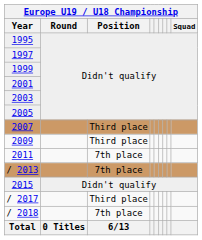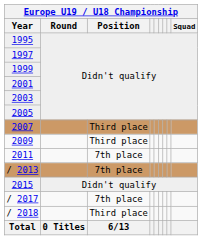(119, 199) Third place -> (119, 199) 7th place
(119, 213) 7th place -> (119, 213) Third place
